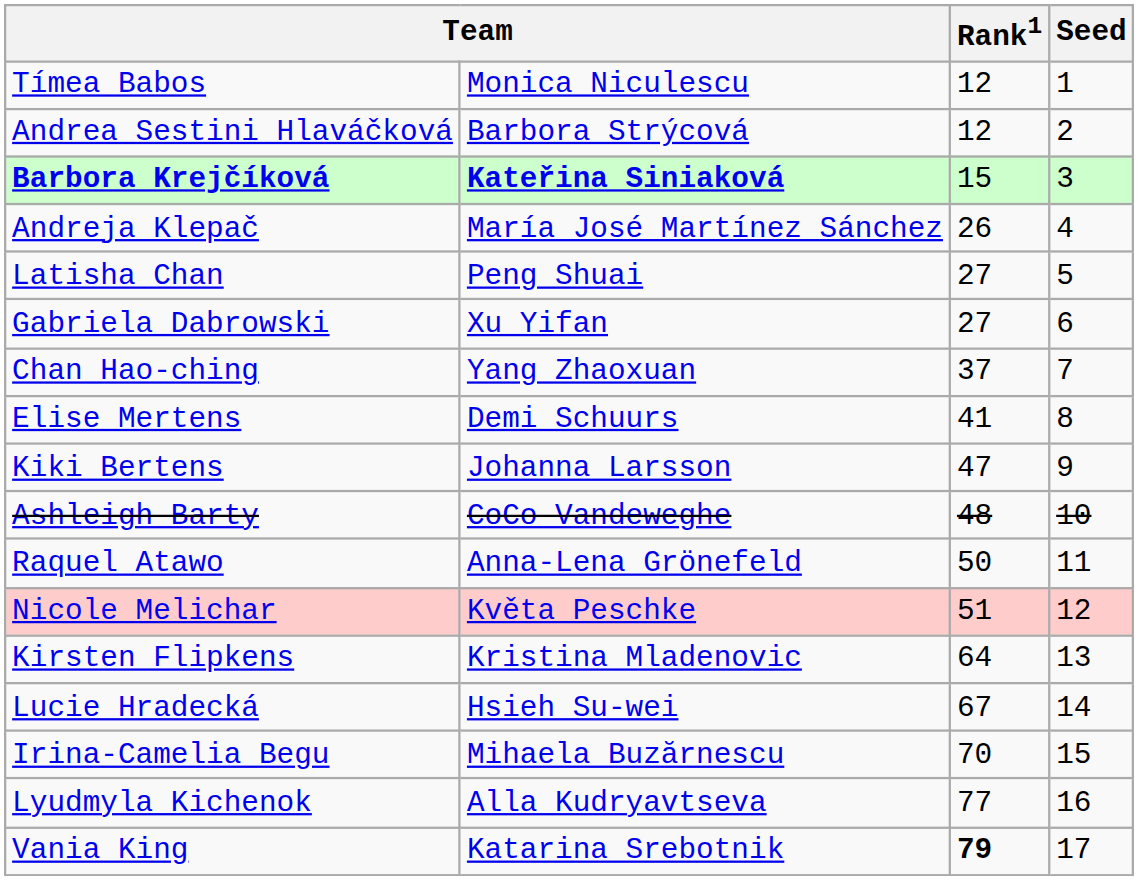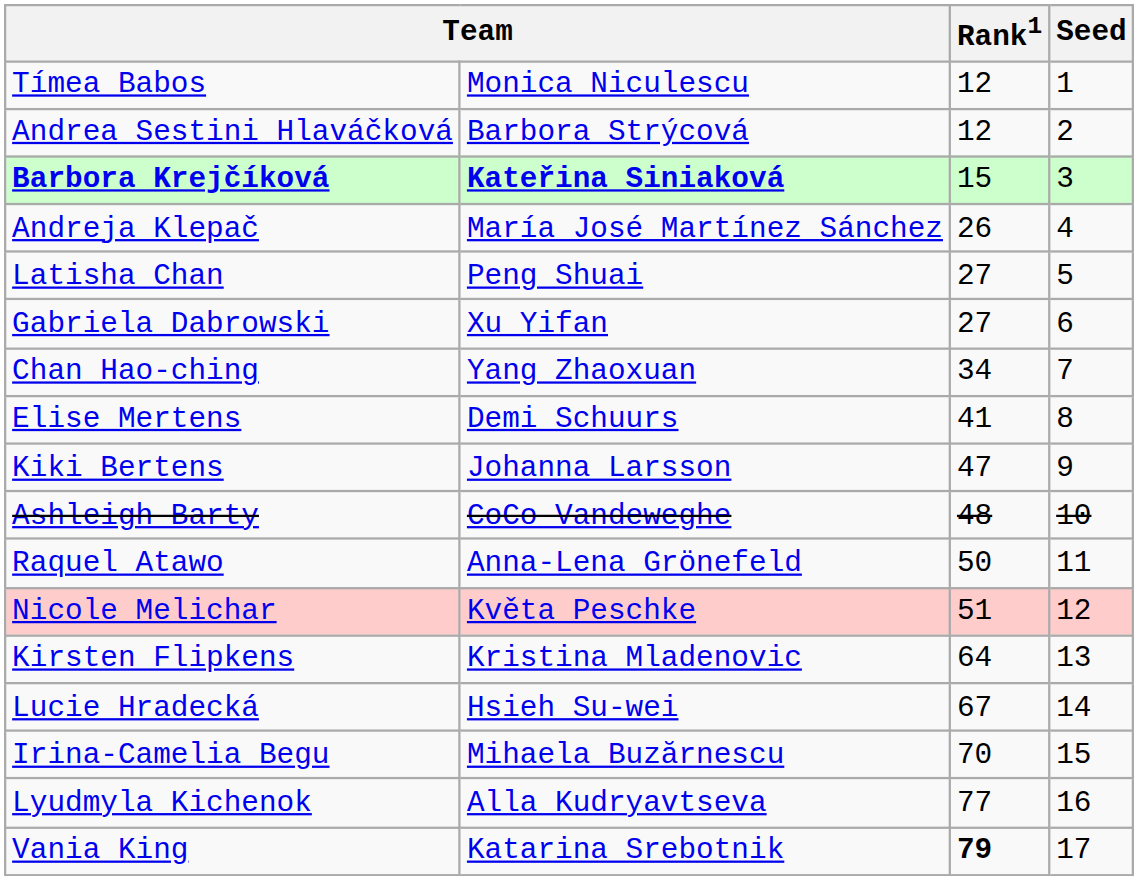(975, 372) 37 -> (975, 372) 34
